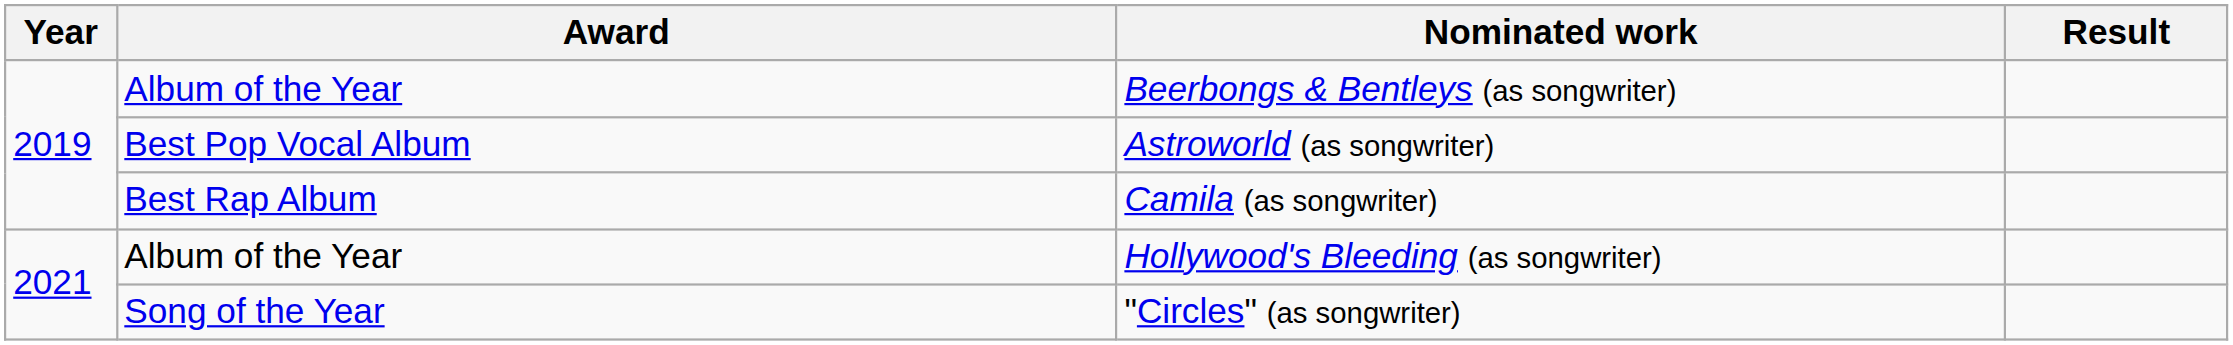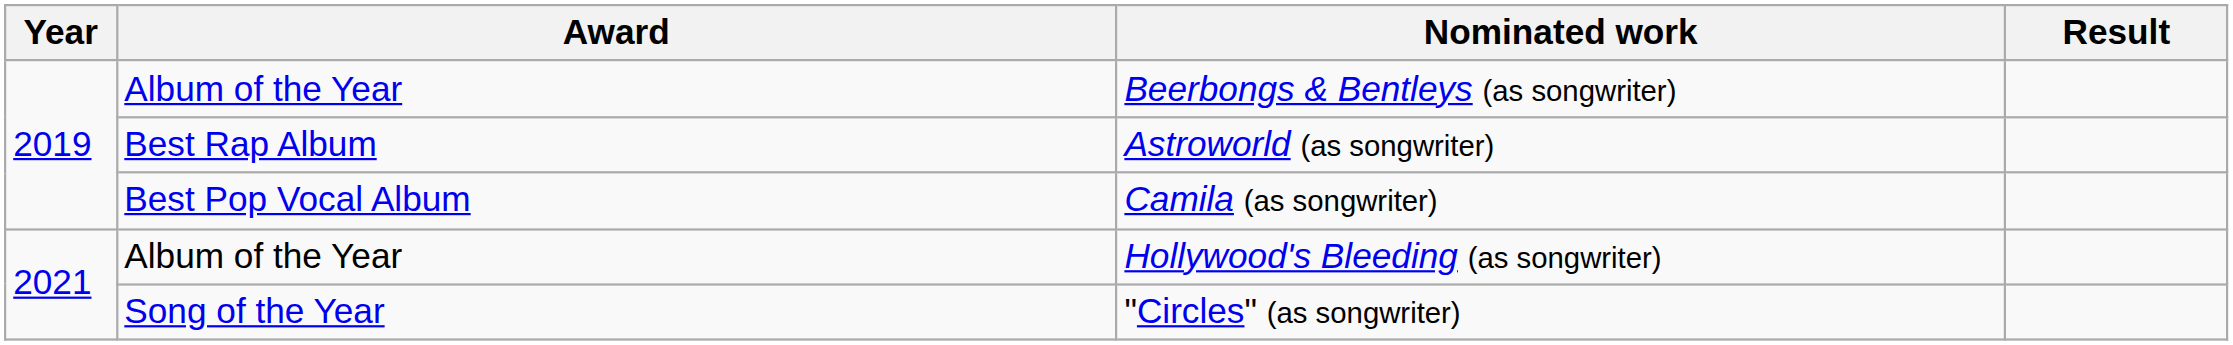(297, 144) Best Pop Vocal Album -> (251, 144) Best Rap Album
(251, 199) Best Rap Album -> (297, 199) Best Pop Vocal Album
